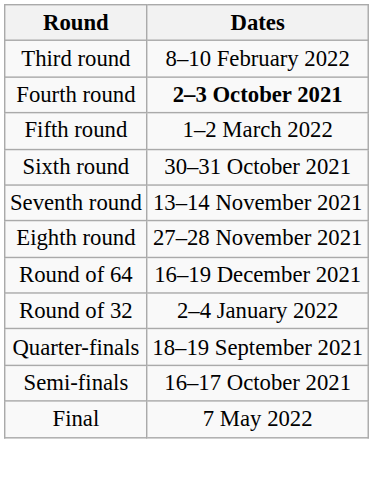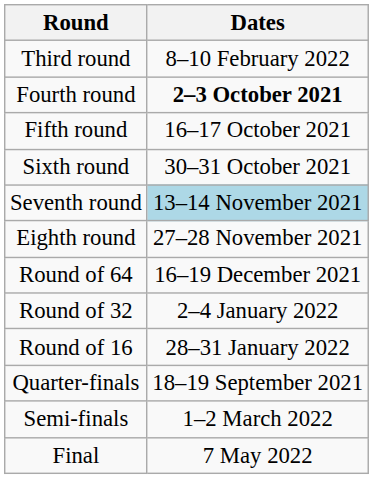(258, 130) 1–2 March 2022 -> (258, 130) 16–17 October 2021
(258, 202) no background -> (258, 202) lightblue background
+ row: (76, 346)
(258, 382) 16–17 October 2021 -> (258, 418) 1–2 March 2022
